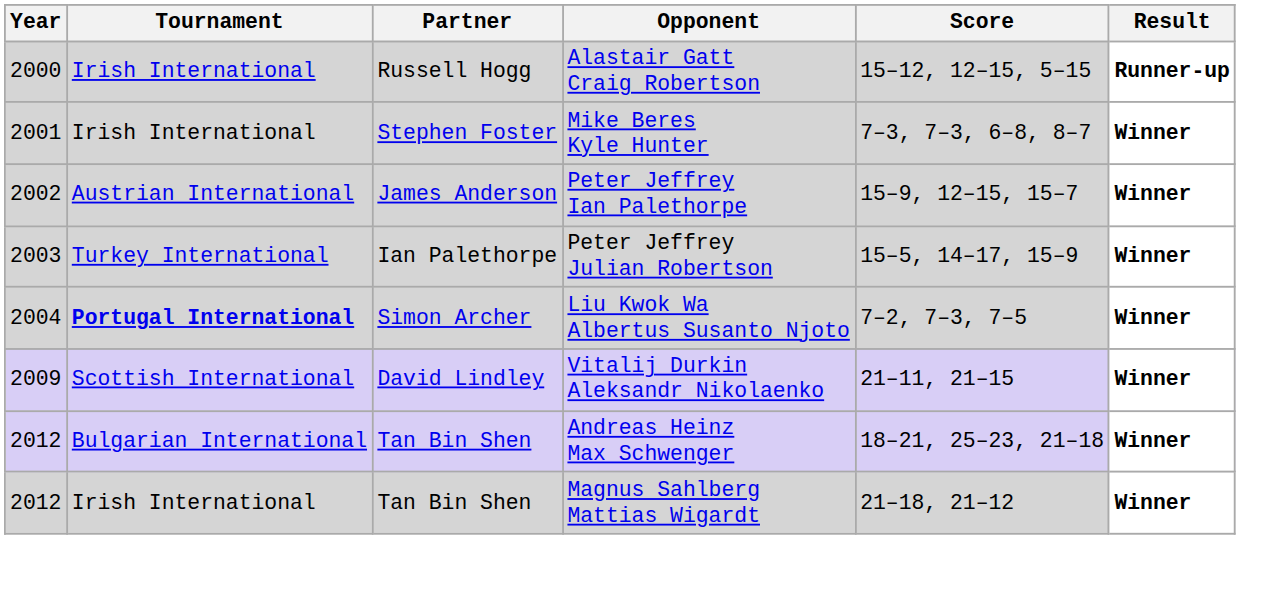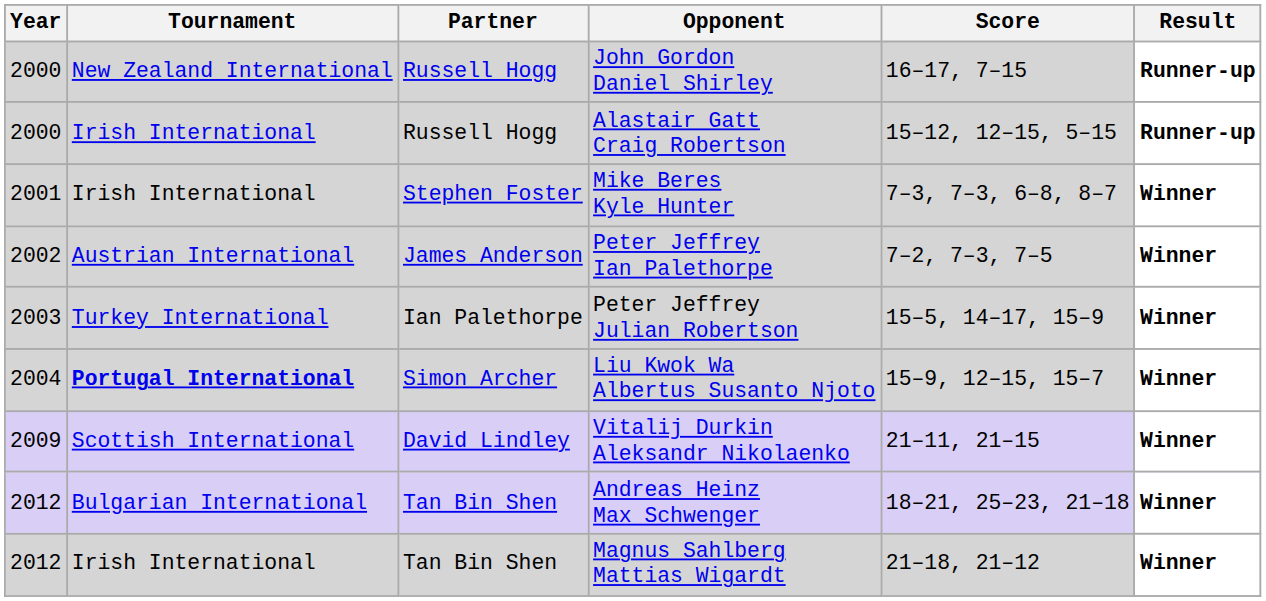+ row: (683, 71)
(969, 195) 15–9, 12–15, 15–7 -> (969, 256) 7–2, 7–3, 7–5
(944, 318) 7–2, 7–3, 7–5 -> (995, 379) 15–9, 12–15, 15–7
